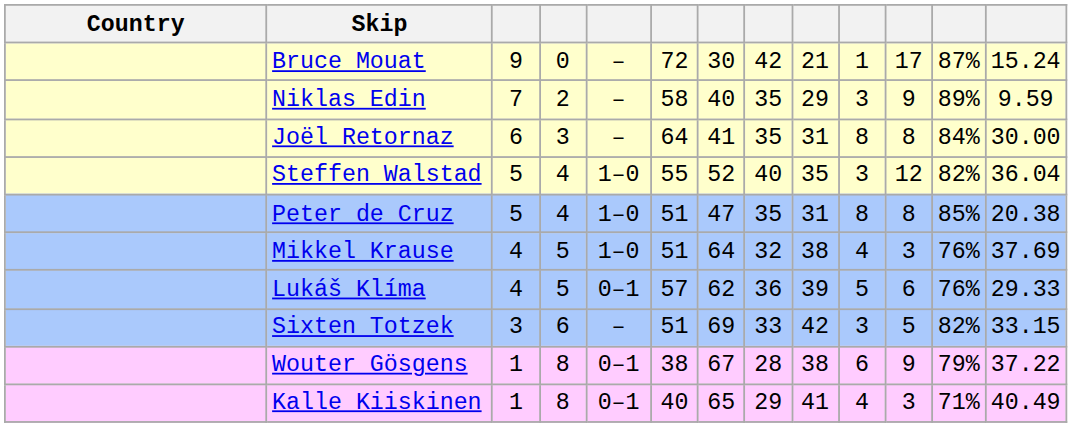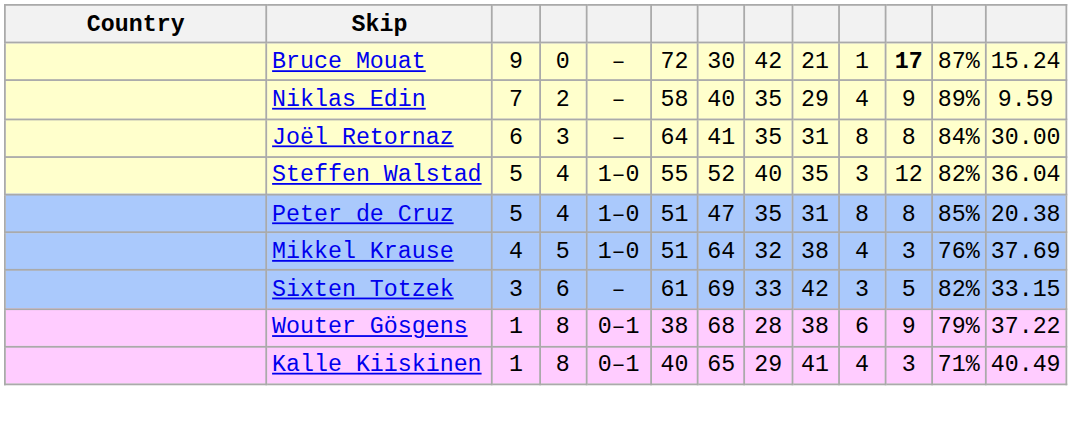(909, 62) normal -> (909, 62) bold
(862, 100) 3 -> (862, 100) 4
- row: (349, 289)
(674, 327) 51 -> (674, 289) 61
(721, 365) 67 -> (721, 327) 68
